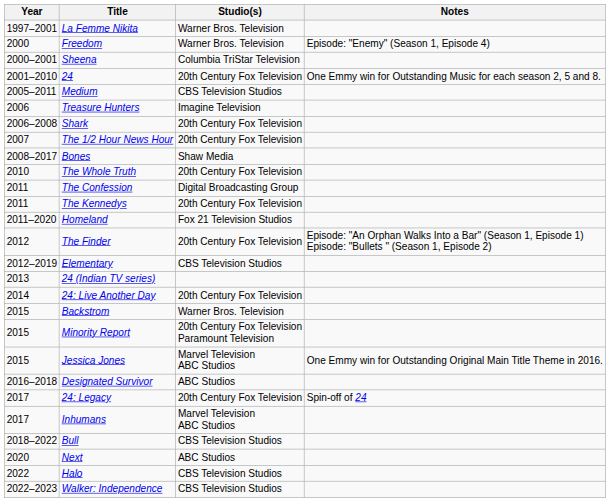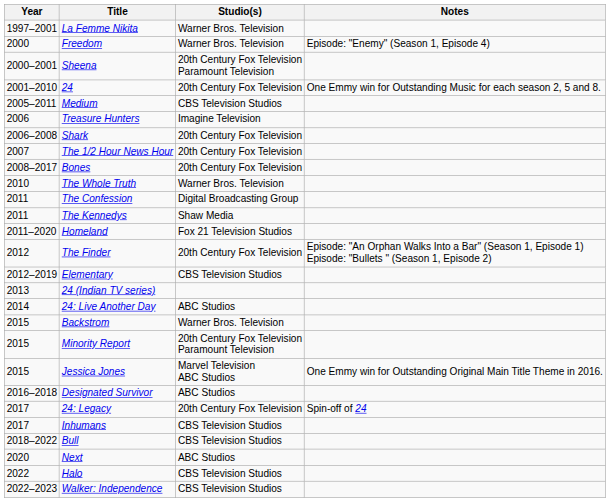(239, 60) Columbia TriStar Television -> (240, 66) 20th Century Fox Television Paramount Television
(206, 156) Shaw Media -> (240, 167) 20th Century Fox Television
(240, 172) 20th Century Fox Television -> (231, 183) Warner Bros. Television
(240, 204) 20th Century Fox Television -> (206, 215) Shaw Media
(240, 295) 20th Century Fox Television -> (206, 306) ABC Studios
(216, 419) Marvel Television ABC Studios -> (230, 425) CBS Television Studios
